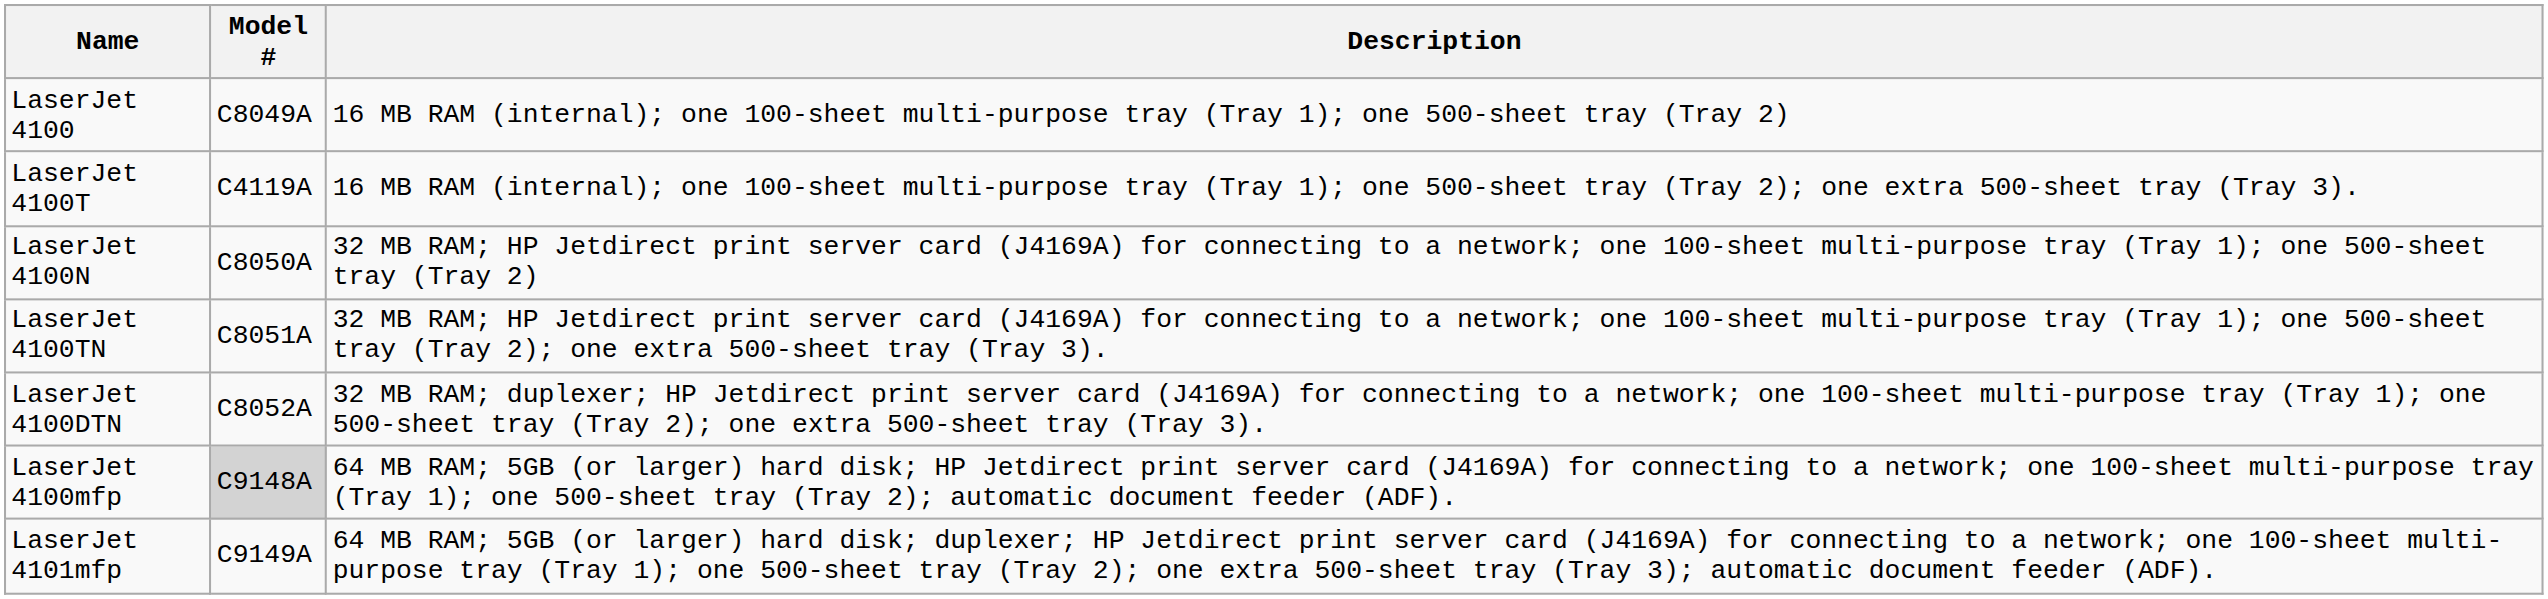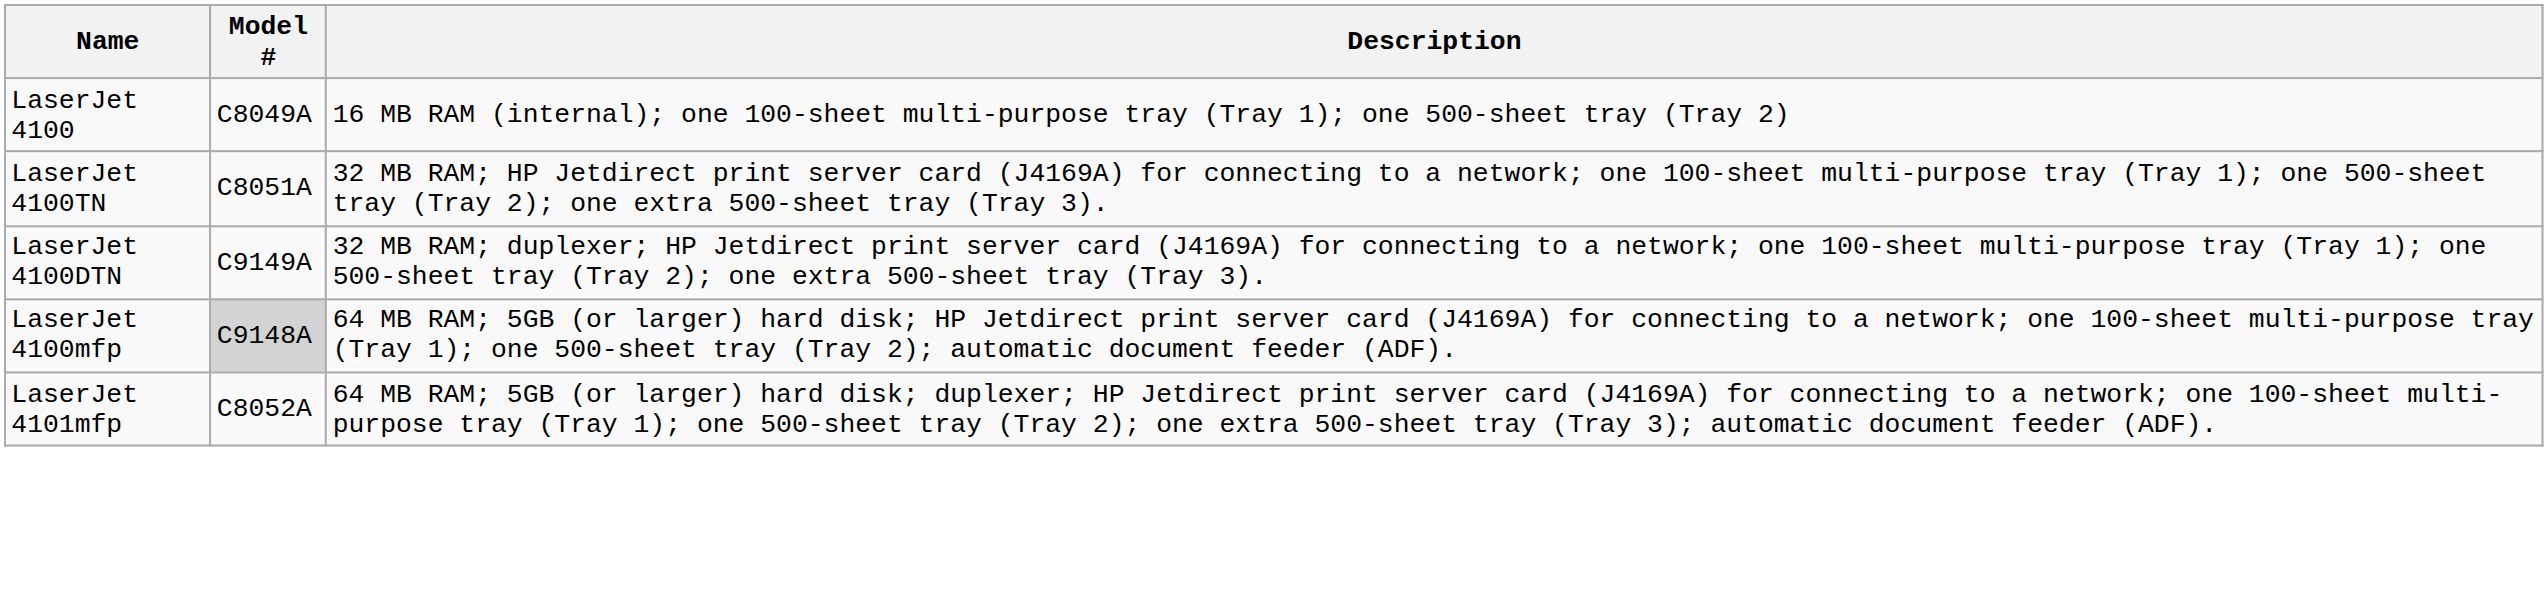- row: (75, 189)
- row: (75, 262)
(264, 409) C8052A -> (264, 262) C9149A
(264, 556) C9149A -> (264, 409) C8052A
